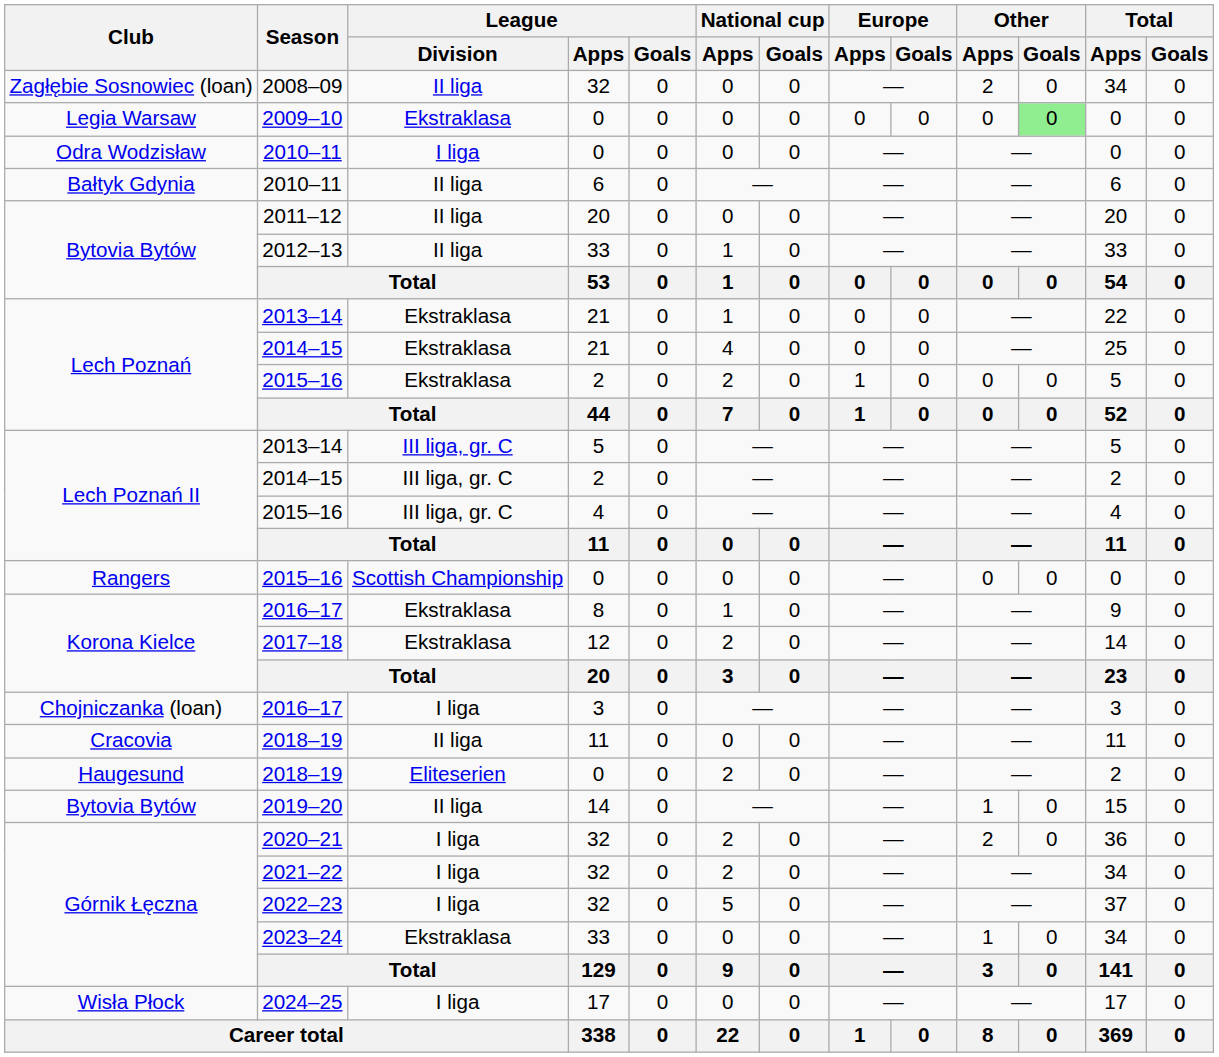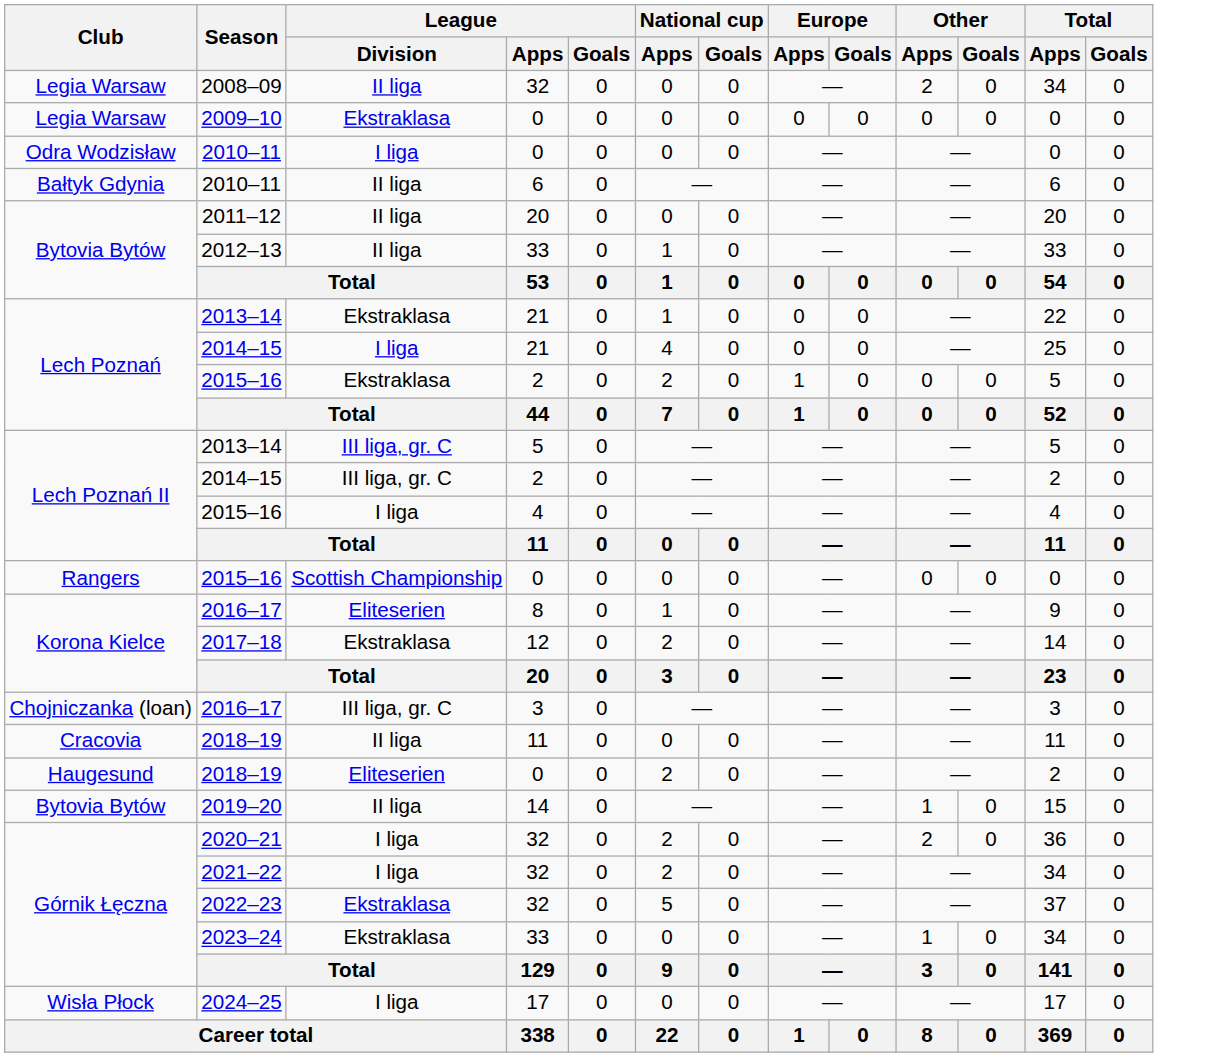(131, 86) Zagłębie Sosnowiec (loan) -> (101, 86) Legia Warsaw
(1052, 119) lightgreen background -> (991, 119) no background
(458, 348) Ekstraklasa -> (397, 348) I liga
(458, 511) III liga, gr. C -> (397, 511) I liga
(458, 610) Ekstraklasa -> (397, 610) Eliteserien
(458, 708) I liga -> (397, 708) III liga, gr. C
(458, 904) I liga -> (397, 904) Ekstraklasa
